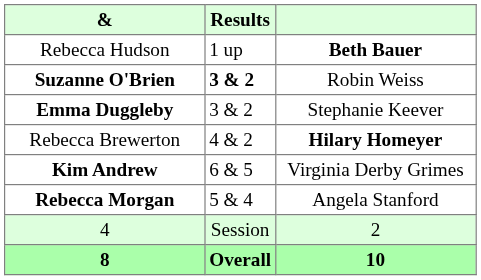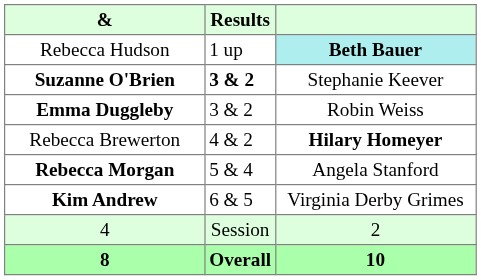(375, 49) no background -> (375, 49) paleturquoise background
(375, 79) Robin Weiss -> (375, 79) Stephanie Keever
(375, 109) Stephanie Keever -> (375, 109) Robin Weiss
rows swapped: (105, 199) <-> (105, 169)
